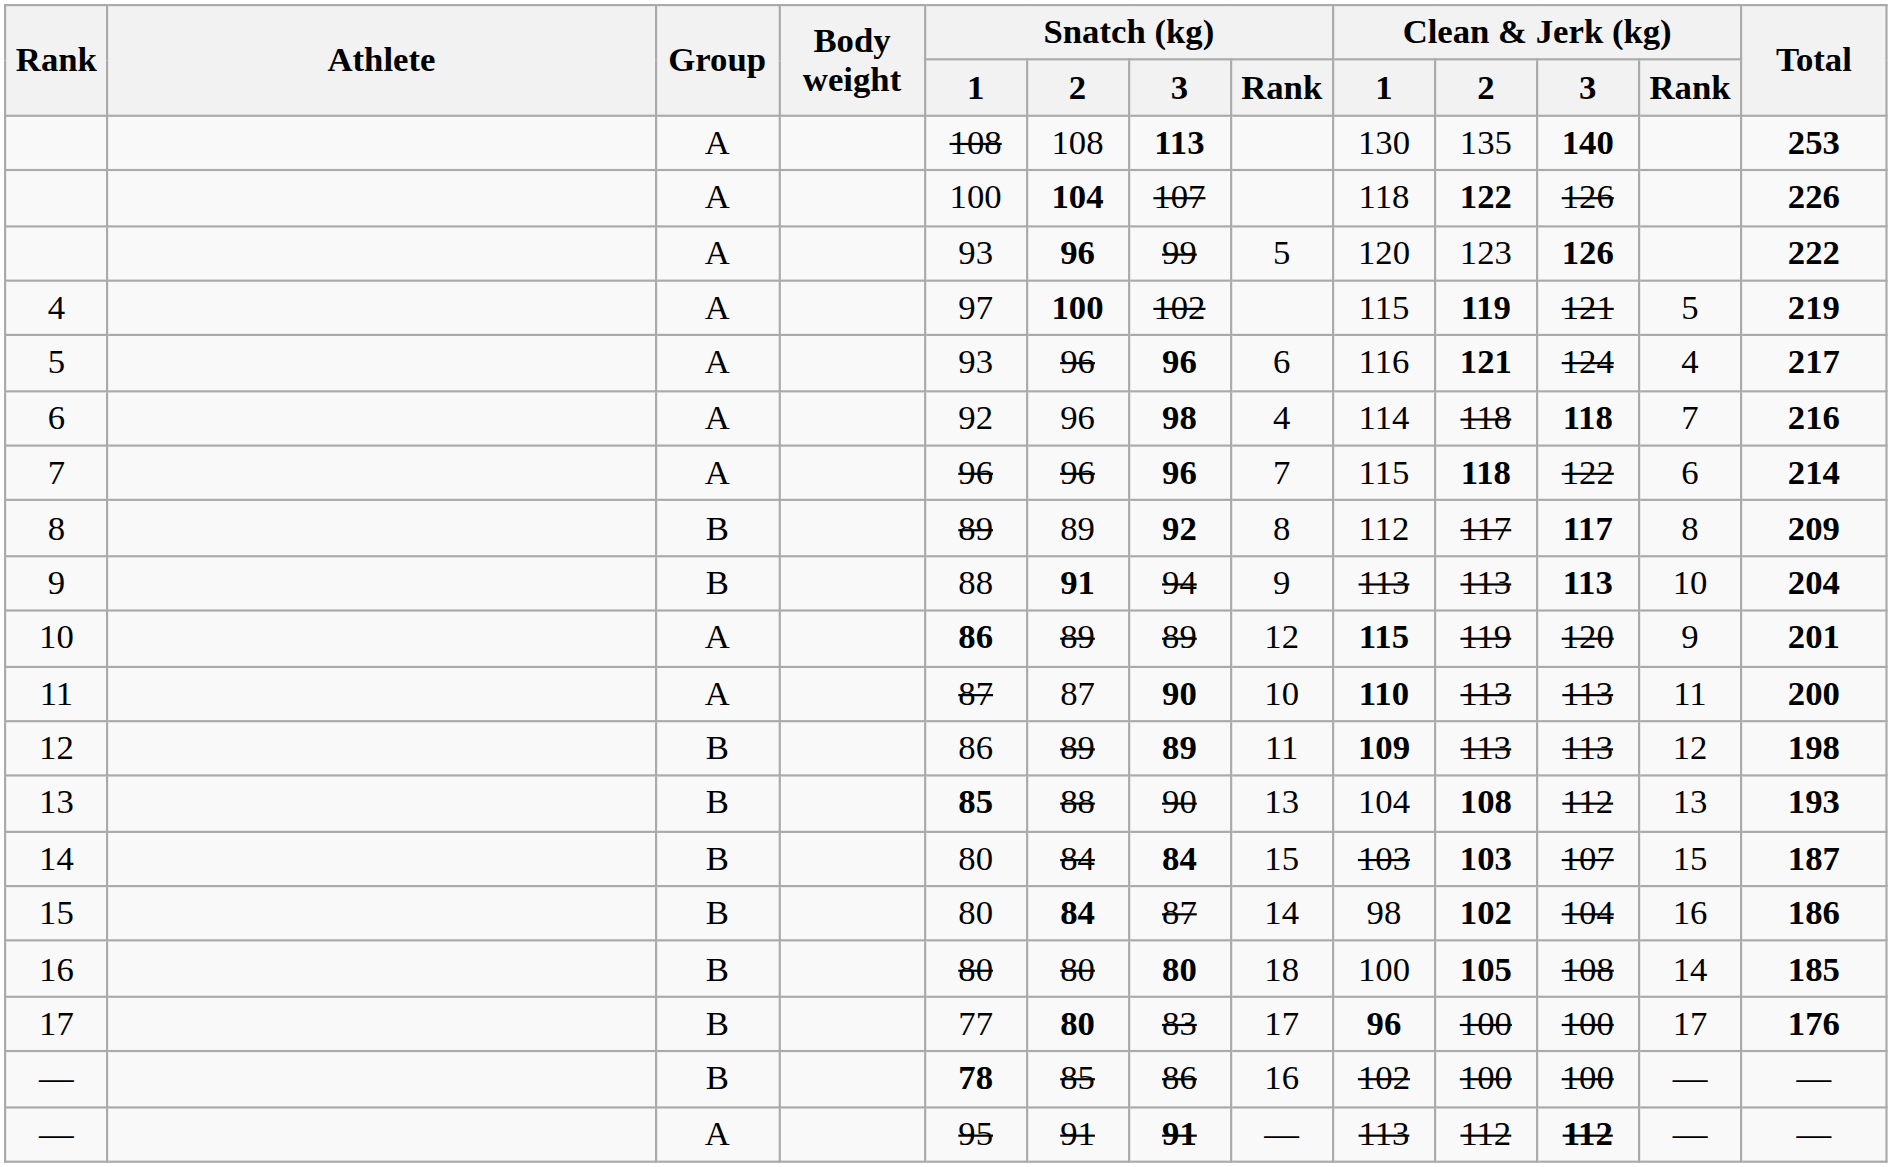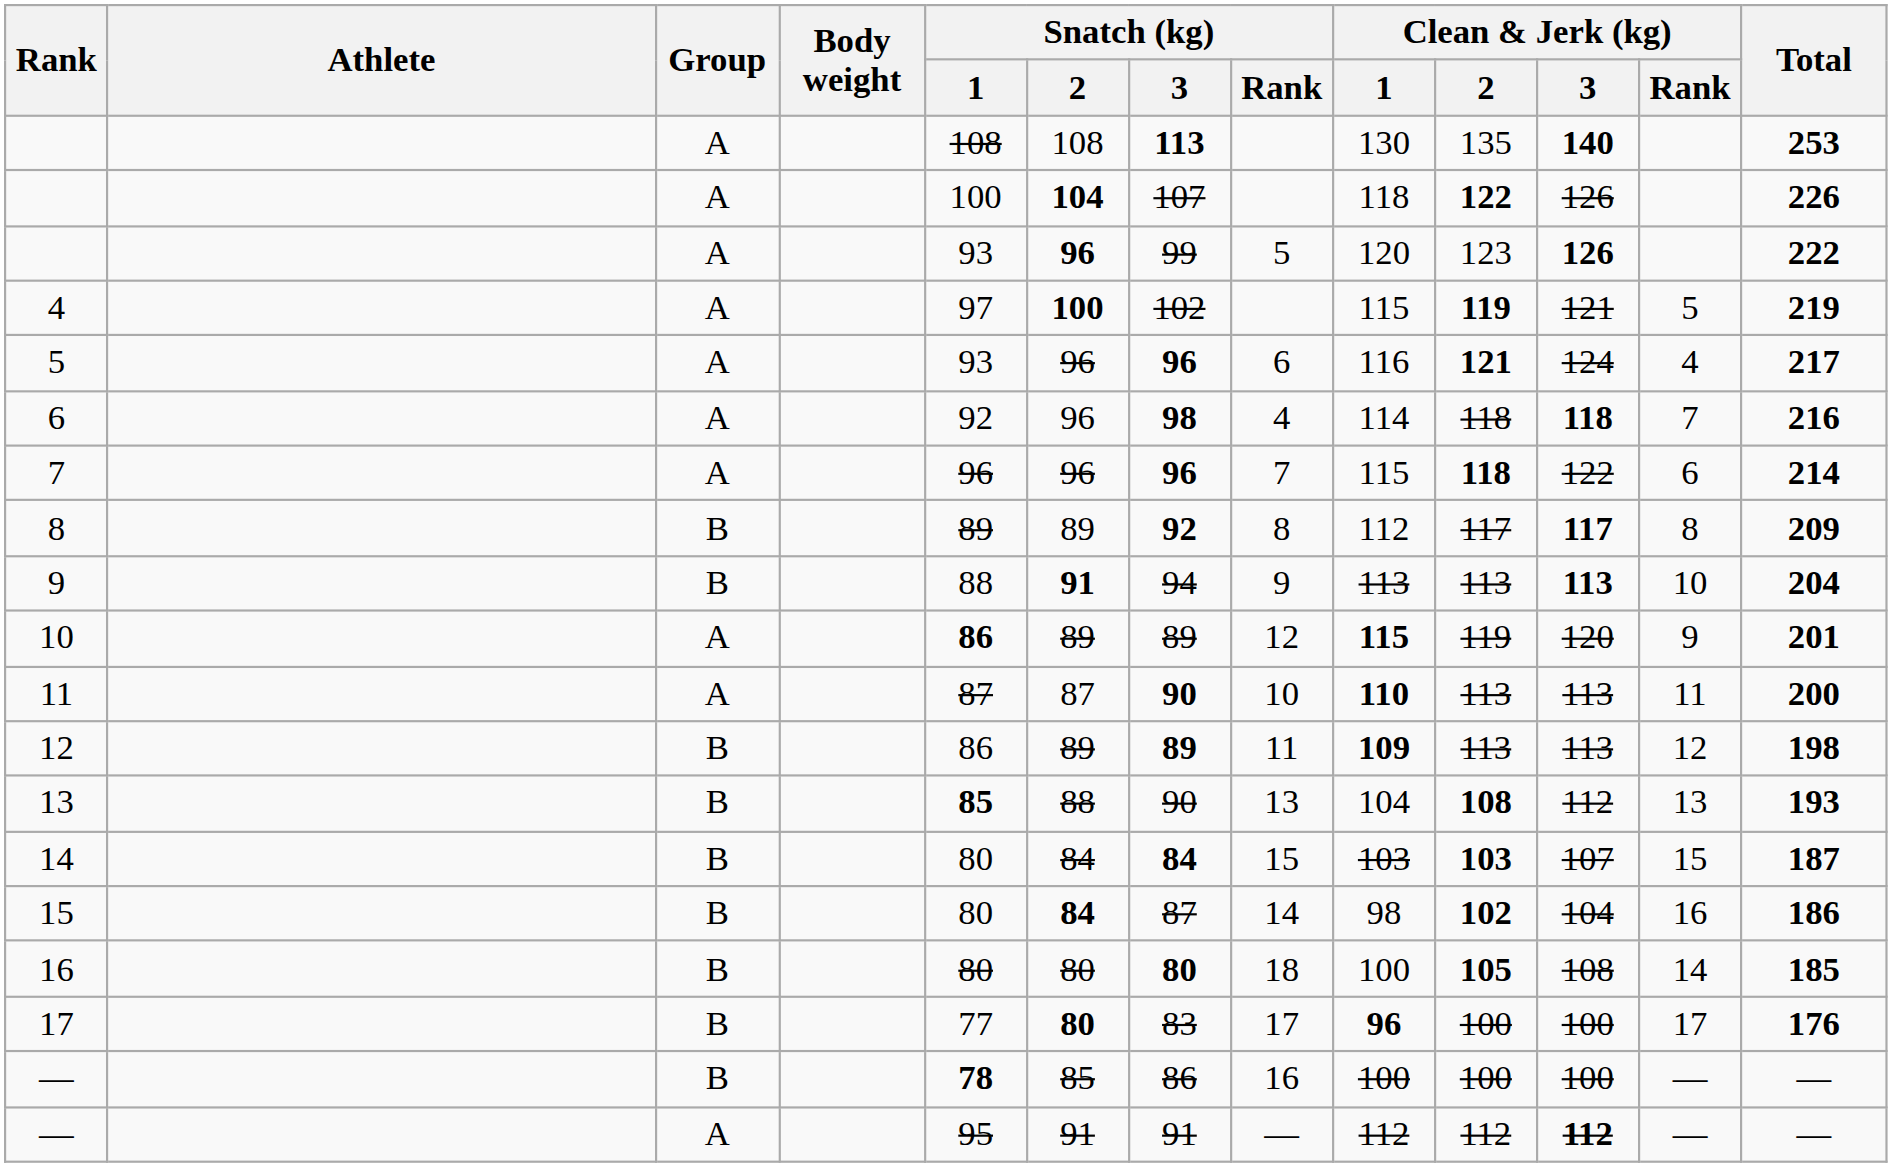(1384, 1078) 102 -> (1384, 1078) 100
(1179, 1133) bold -> (1179, 1133) normal
(1384, 1133) 113 -> (1384, 1133) 112
